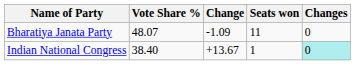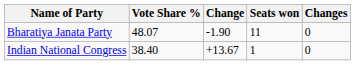(218, 32) -1.09 -> (218, 32) -1.90
(308, 50) paleturquoise background -> (308, 50) no background
